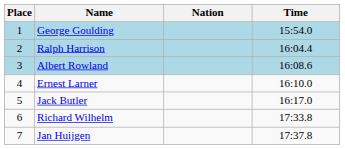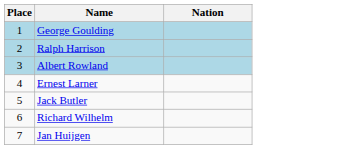- column: (296, 13)
